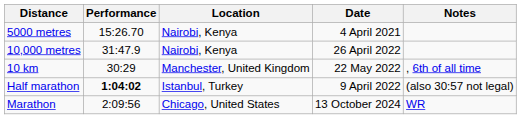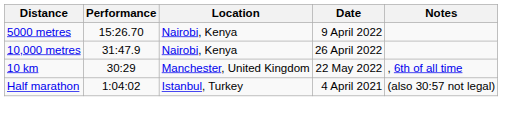(370, 31) 4 April 2021 -> (352, 31) 9 April 2022
(121, 86) bold -> (121, 86) normal
(370, 86) 9 April 2022 -> (352, 86) 4 April 2021
- row: (31, 104)
